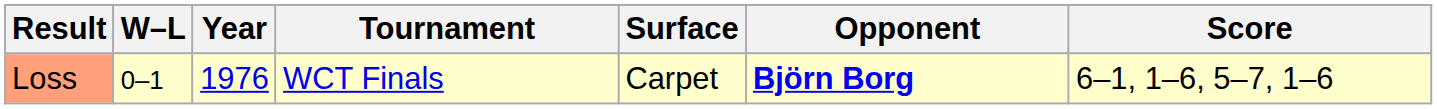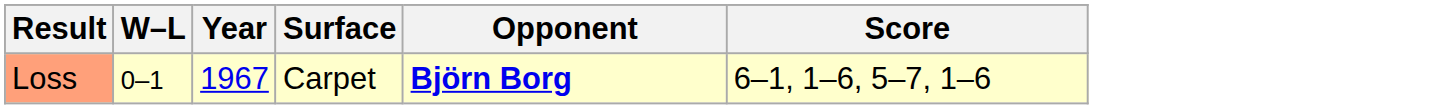- column: (447, 28)
(234, 77) 1976 -> (234, 77) 1967
